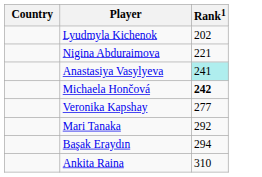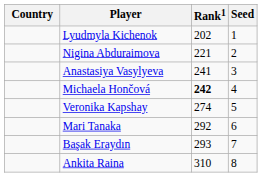+ column: (243, 15)
(203, 71) paleturquoise background -> (203, 71) no background
(203, 108) 277 -> (203, 108) 274
(203, 144) 294 -> (203, 144) 293
